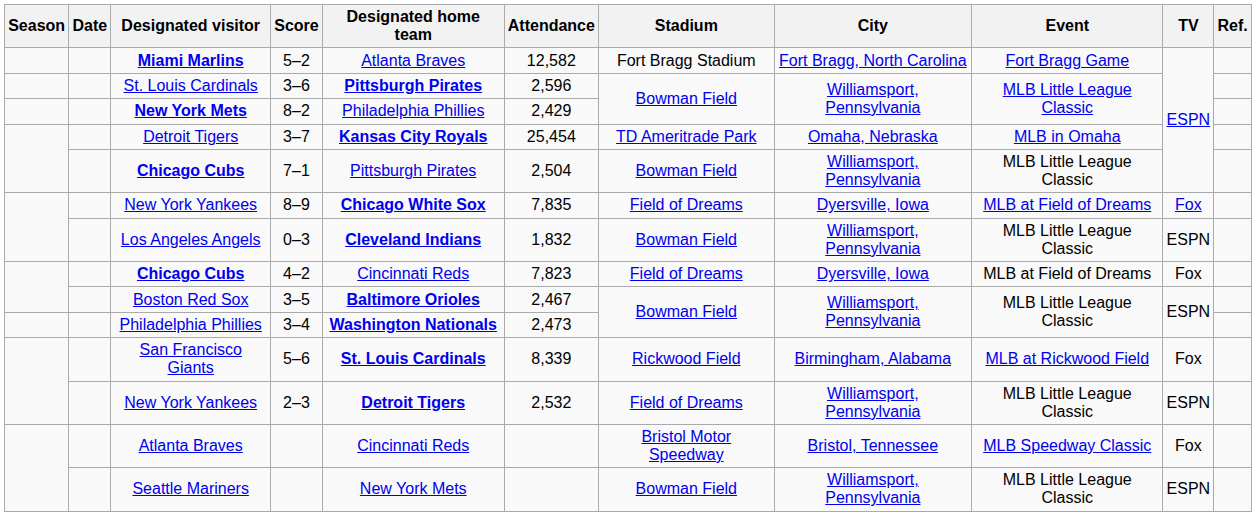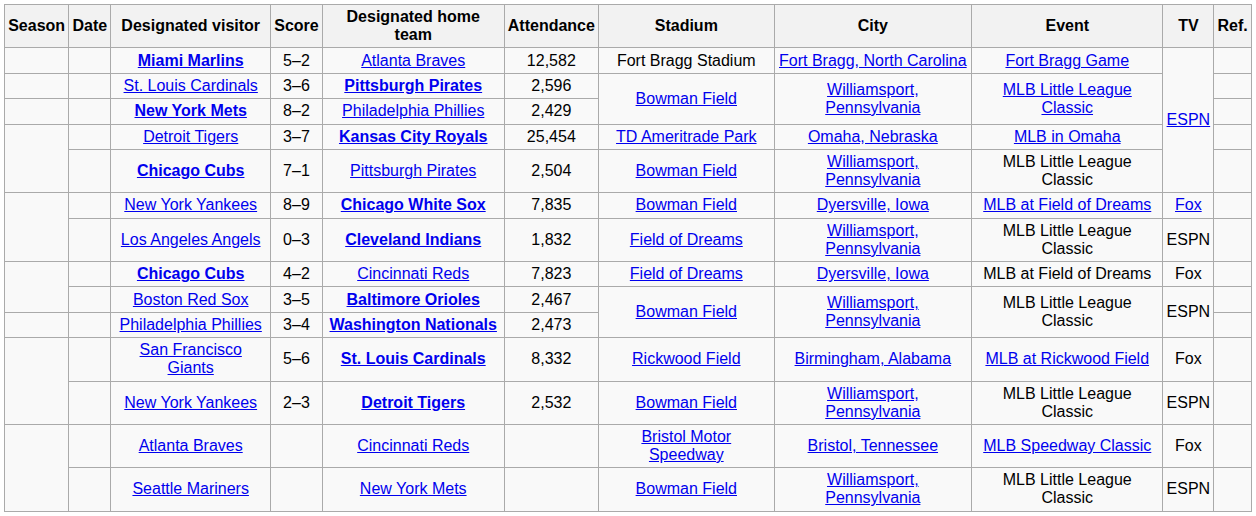(686, 205) Field of Dreams -> (686, 205) Bowman Field
(686, 239) Bowman Field -> (686, 239) Field of Dreams
(551, 359) 8,339 -> (551, 359) 8,332
(686, 402) Field of Dreams -> (686, 402) Bowman Field
